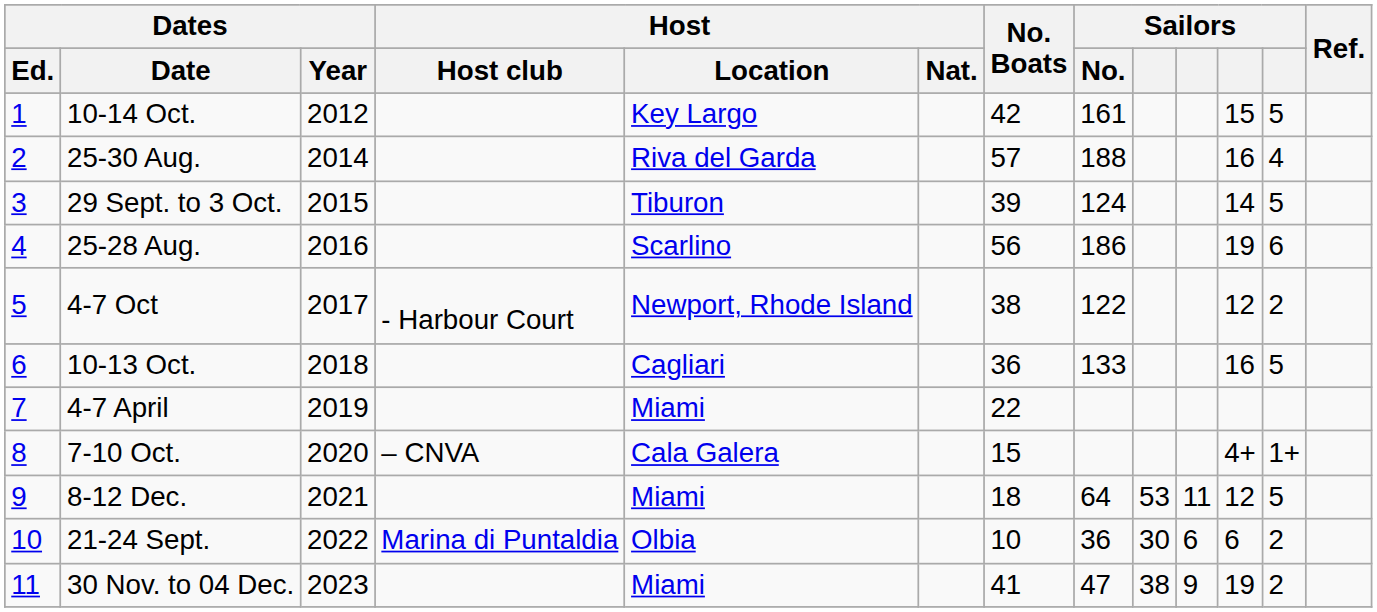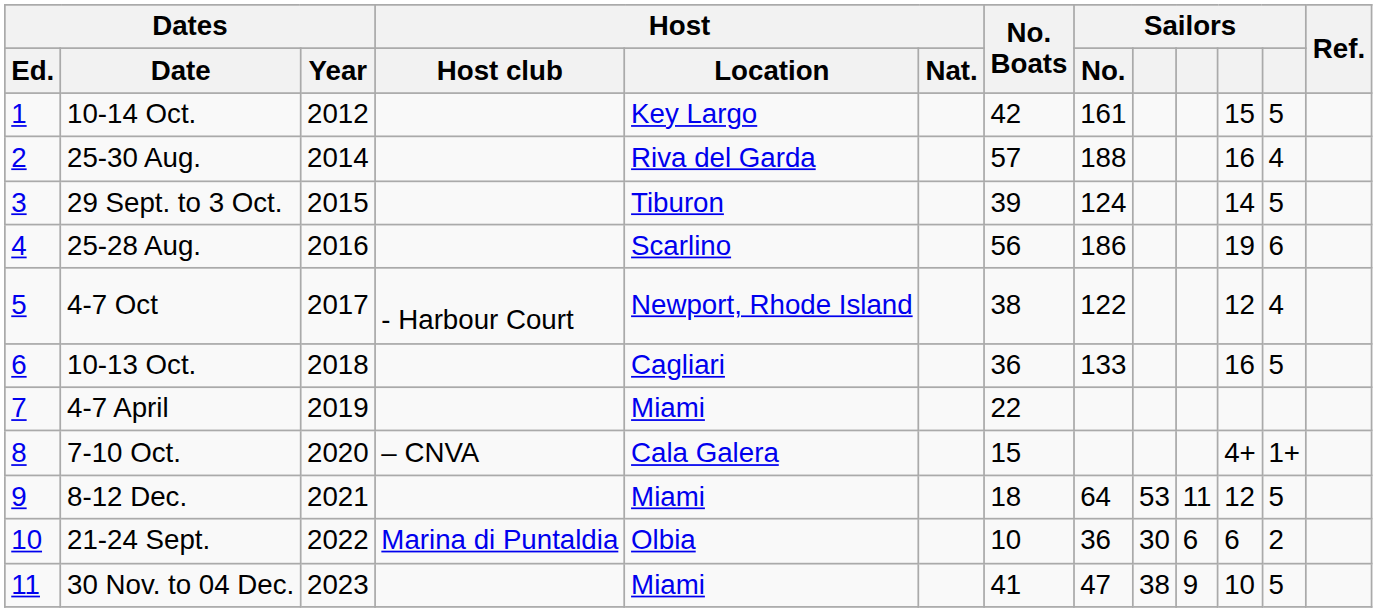(1276, 305) 2 -> (1276, 305) 4
(1240, 584) 19 -> (1240, 584) 10
(1276, 584) 2 -> (1276, 584) 5
